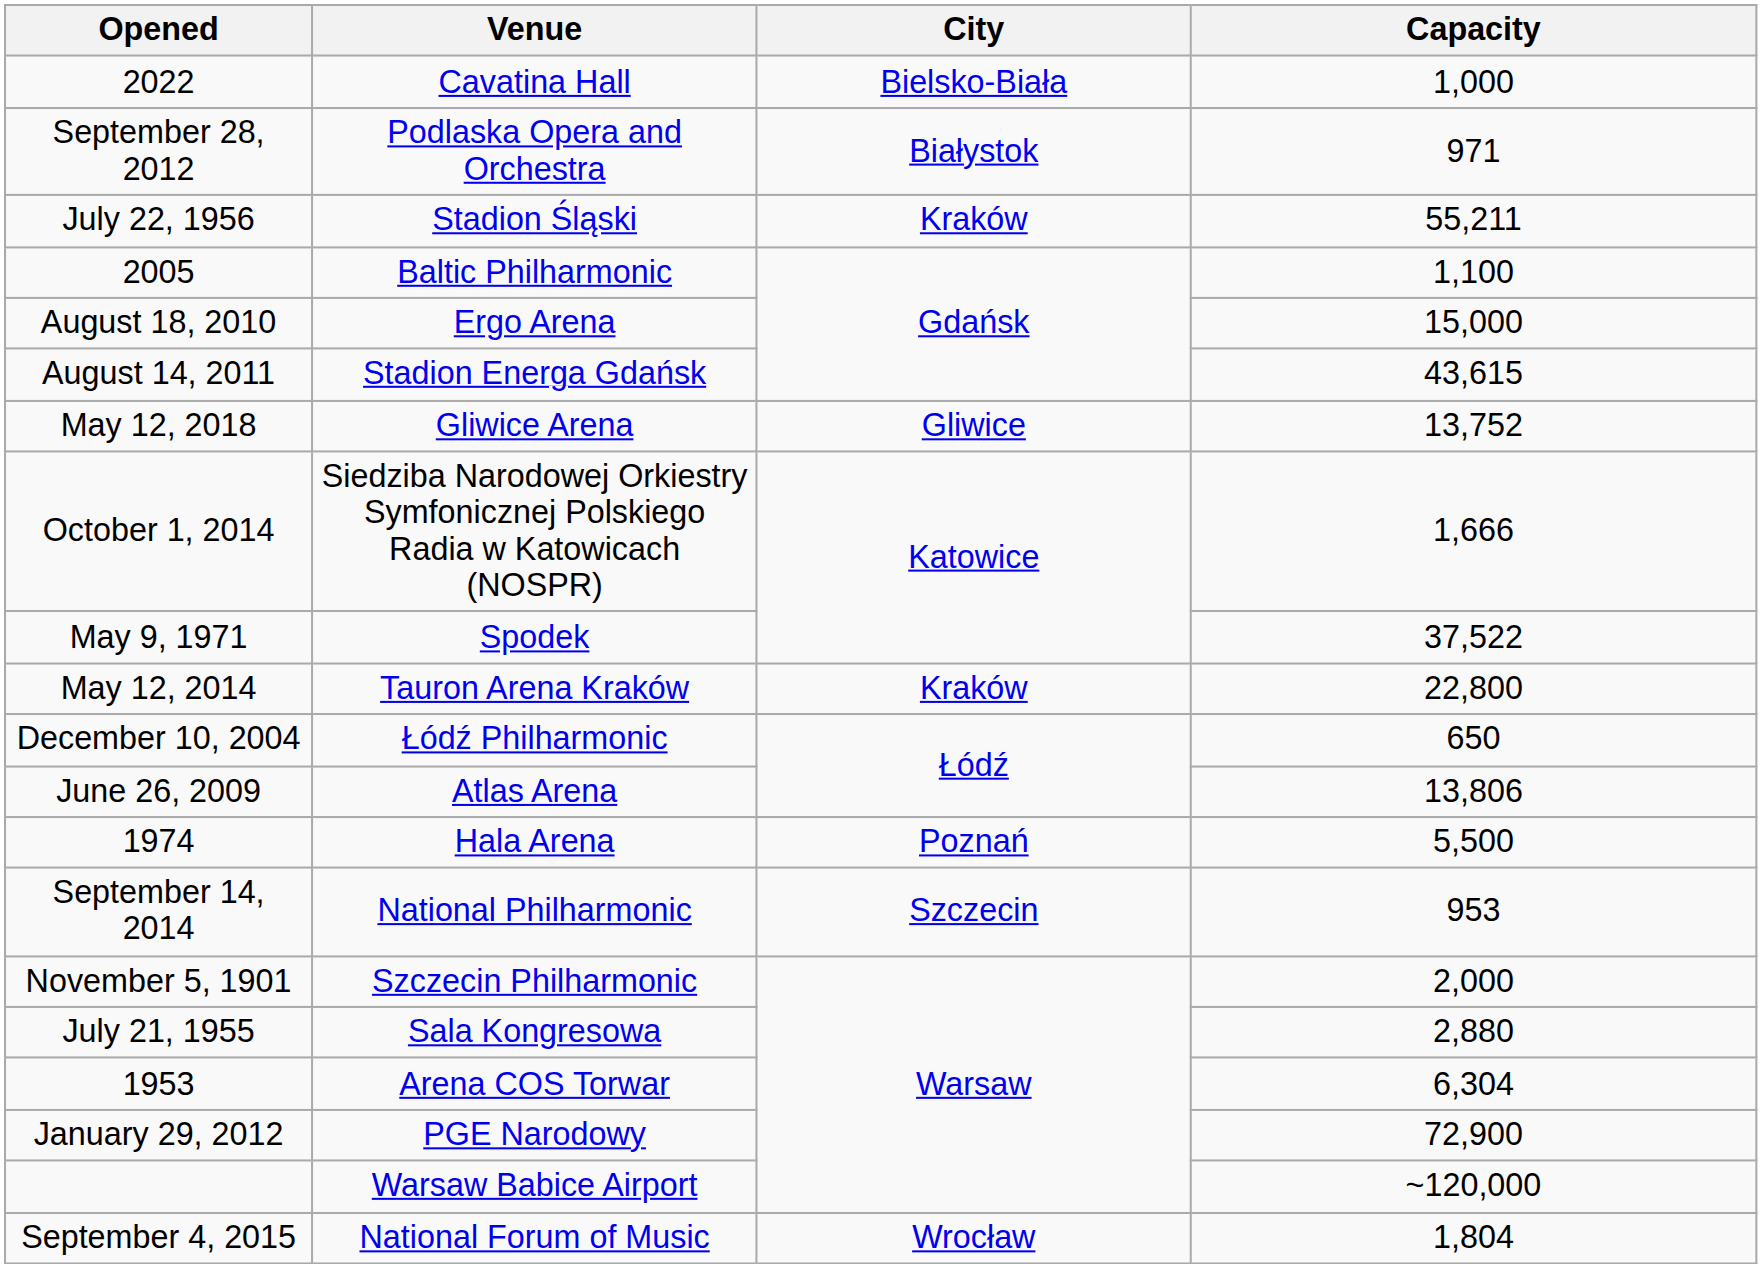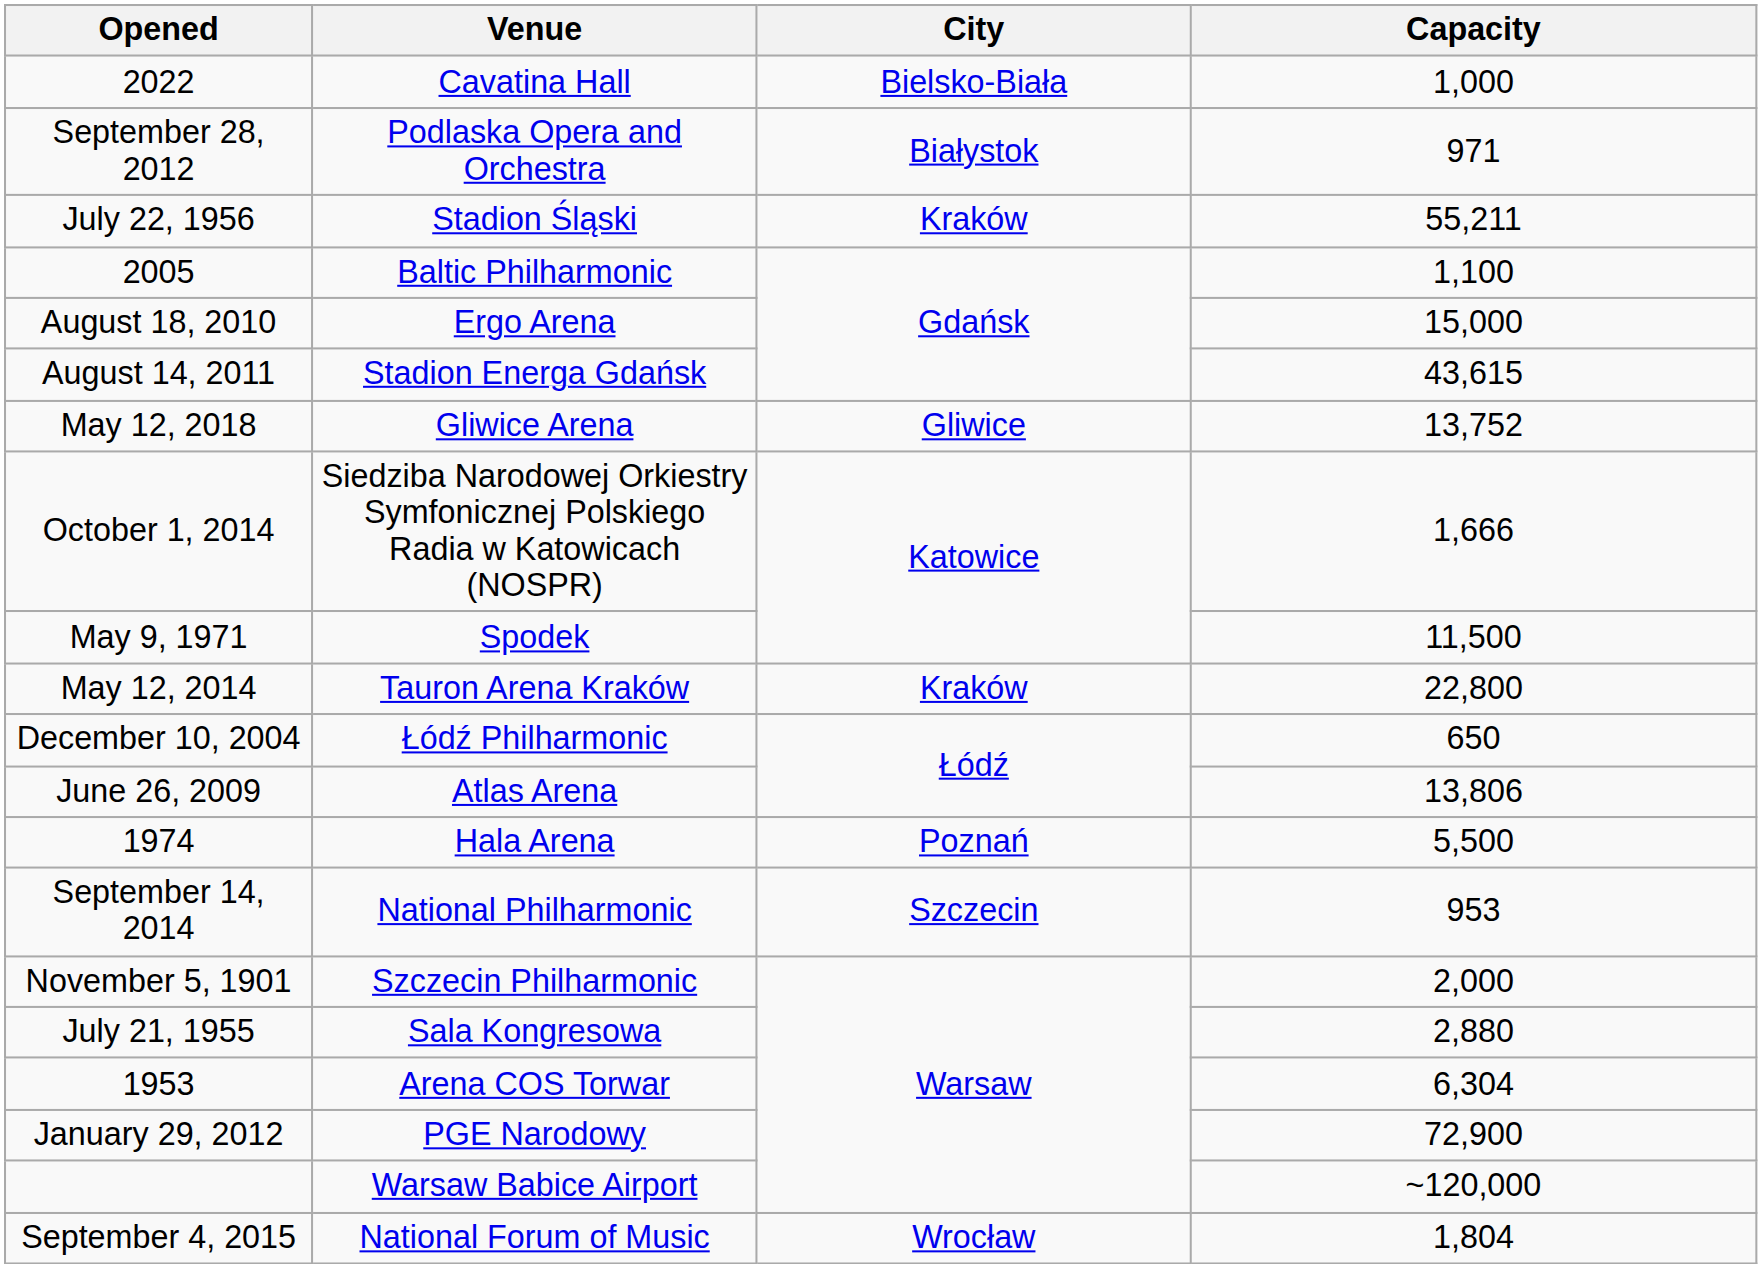(1473, 636) 37,522 -> (1473, 636) 11,500
